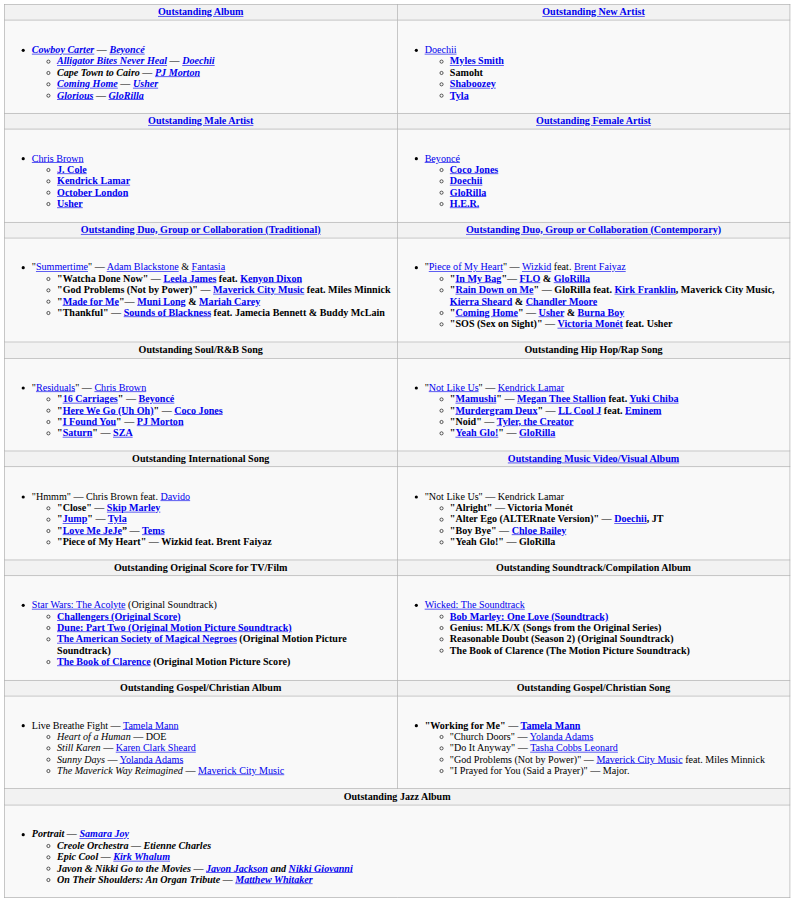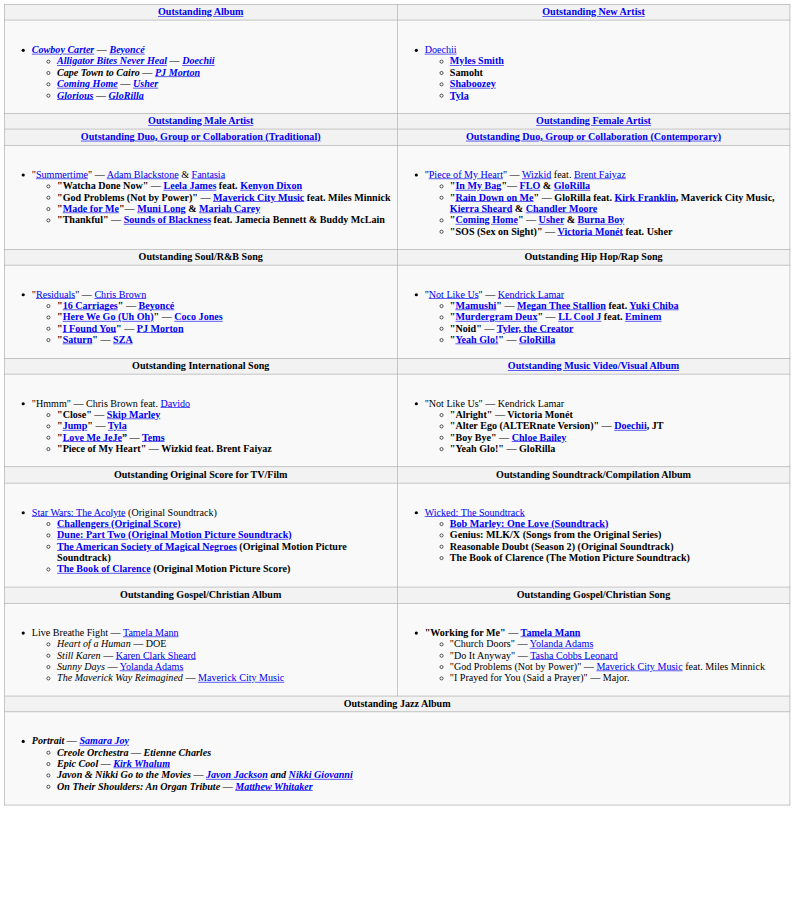- row: (201, 181)
